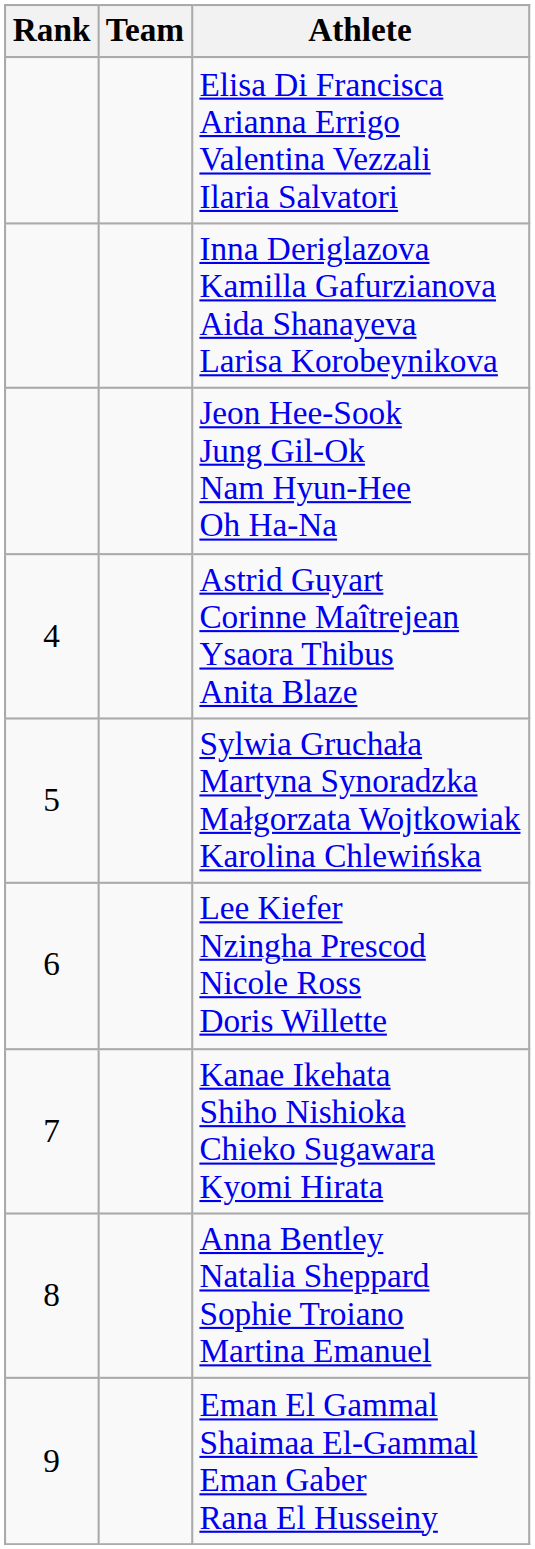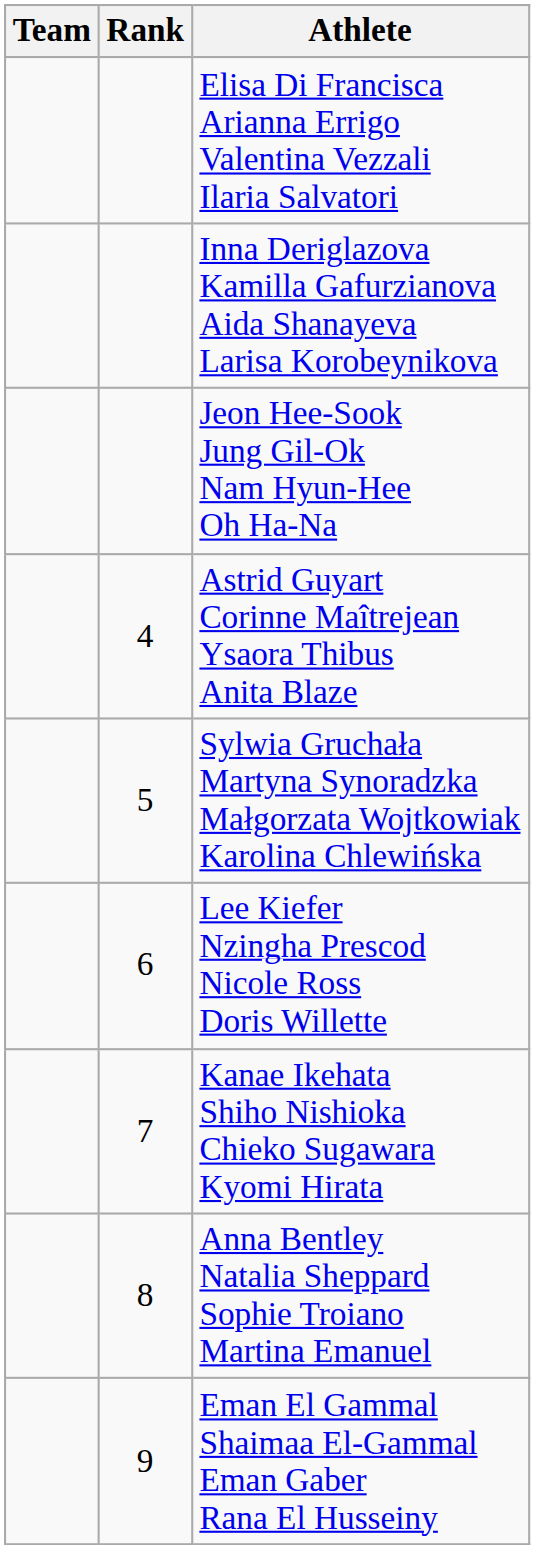columns swapped: (52, 30) <-> (145, 30)
